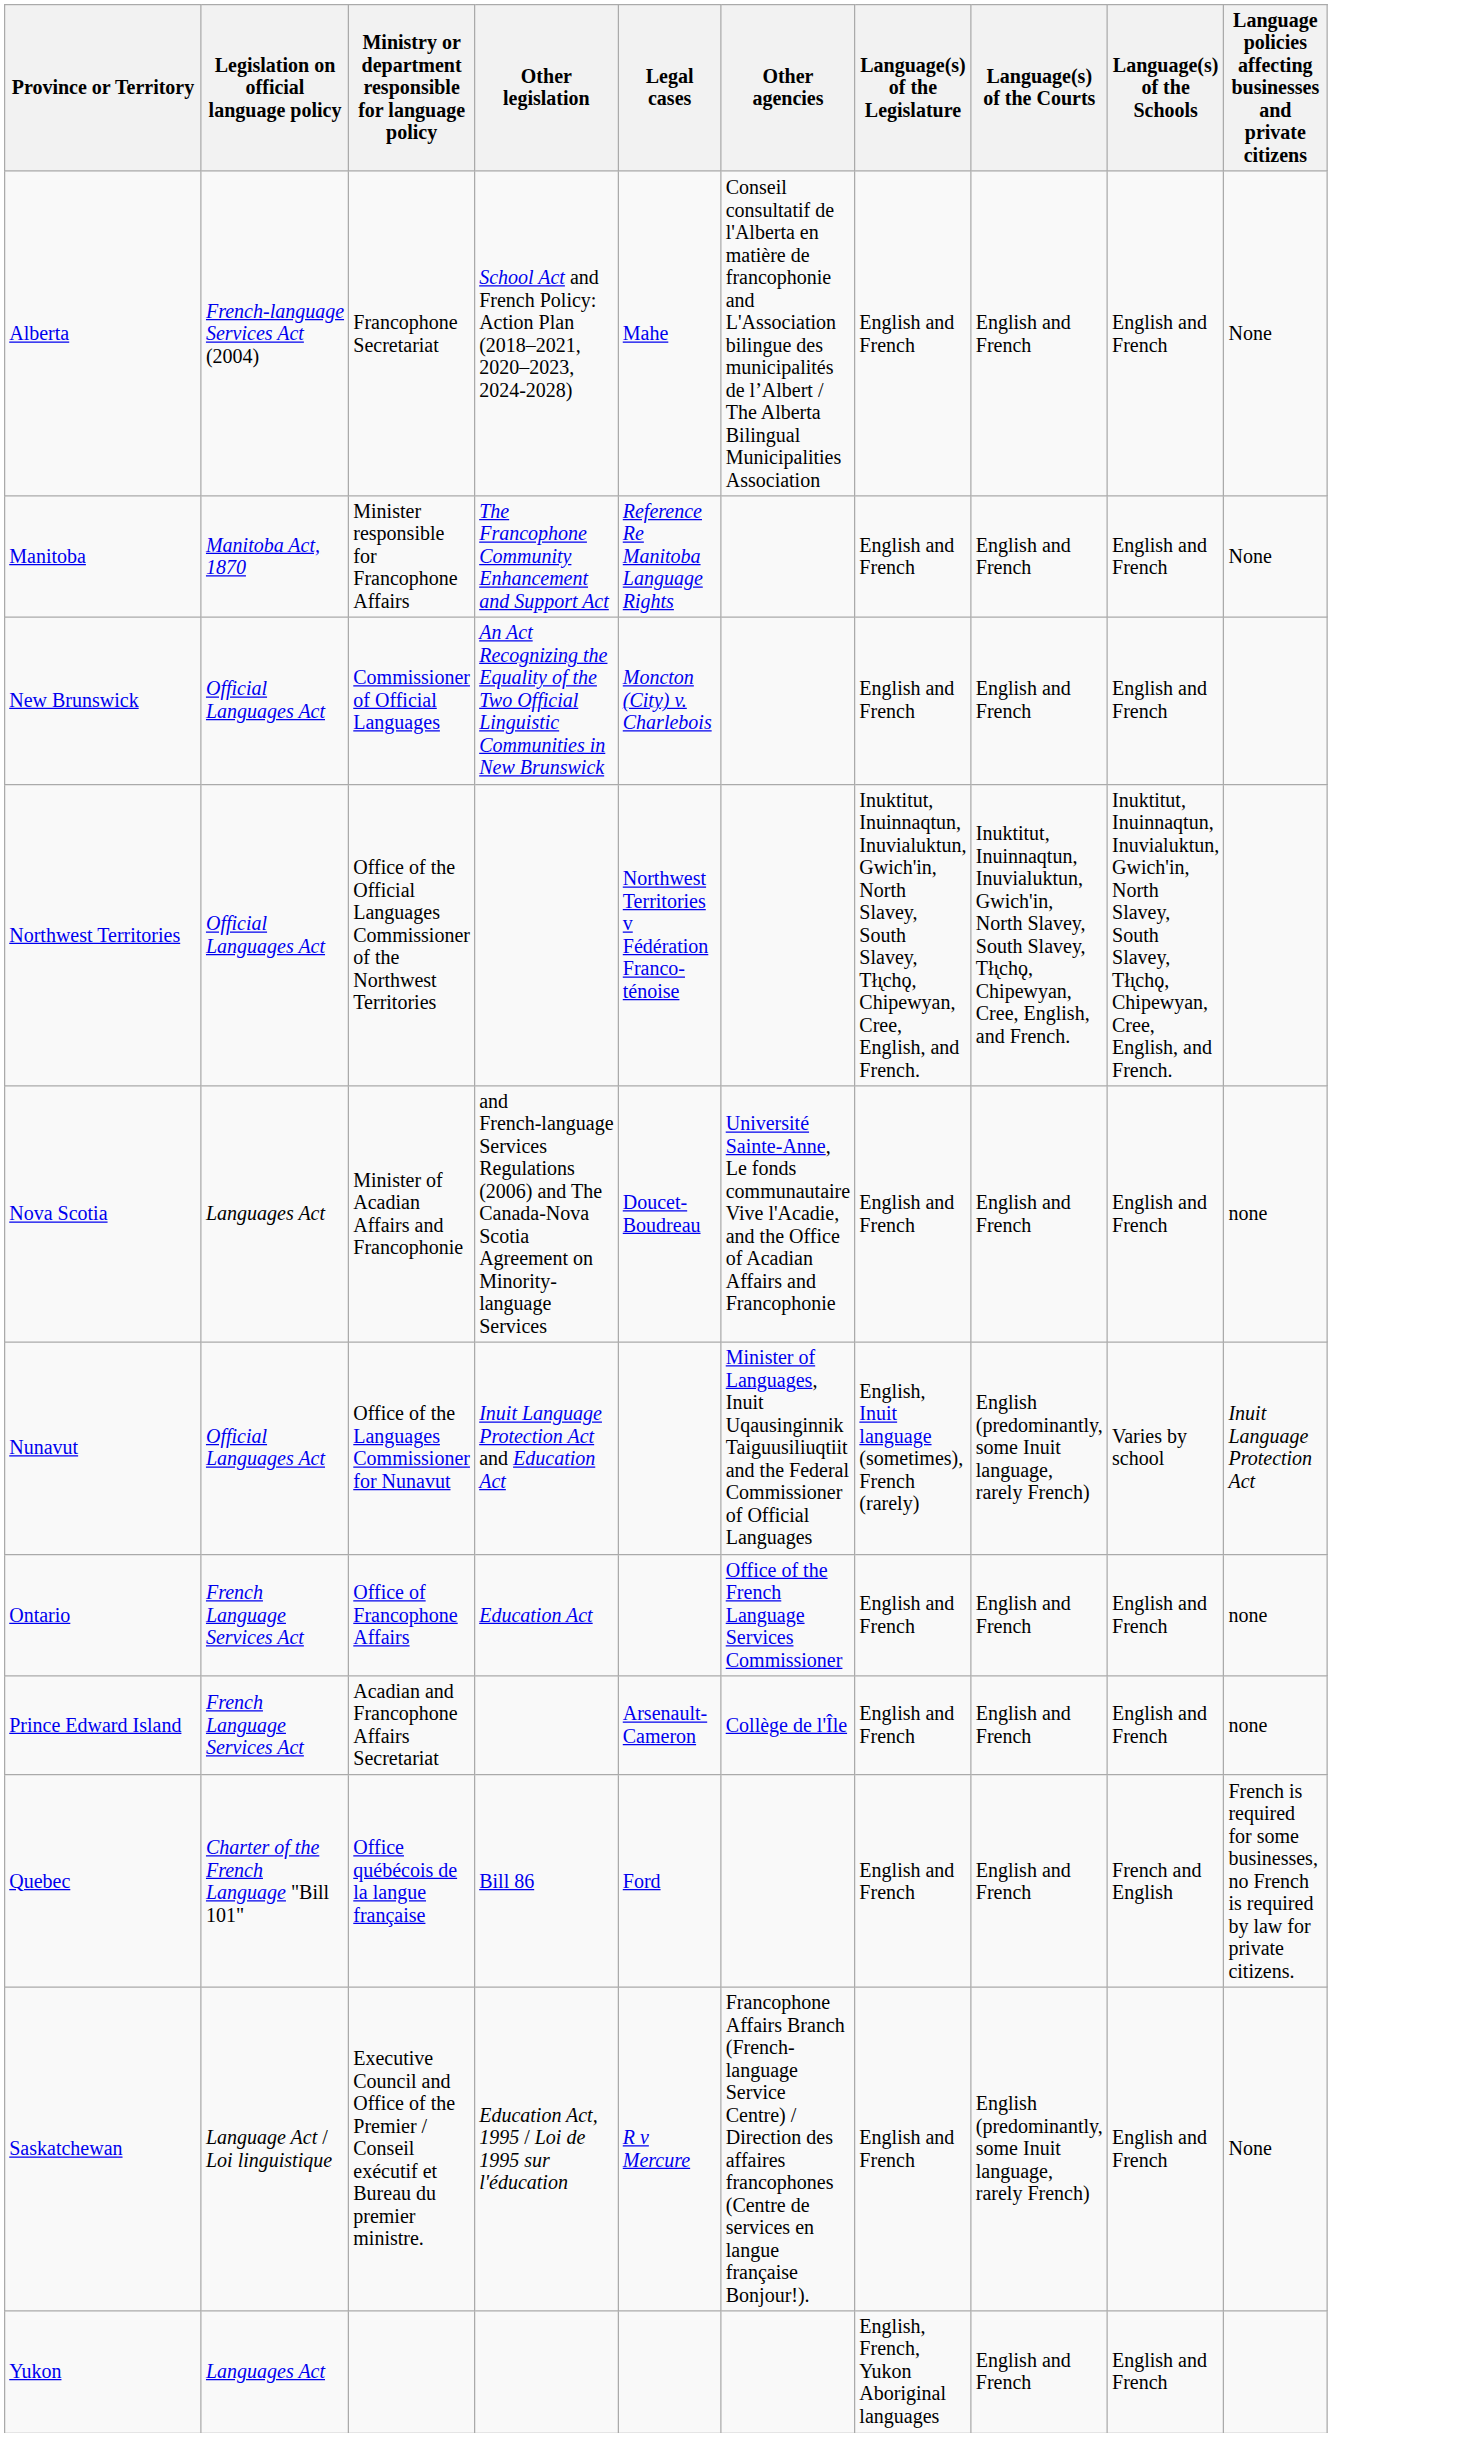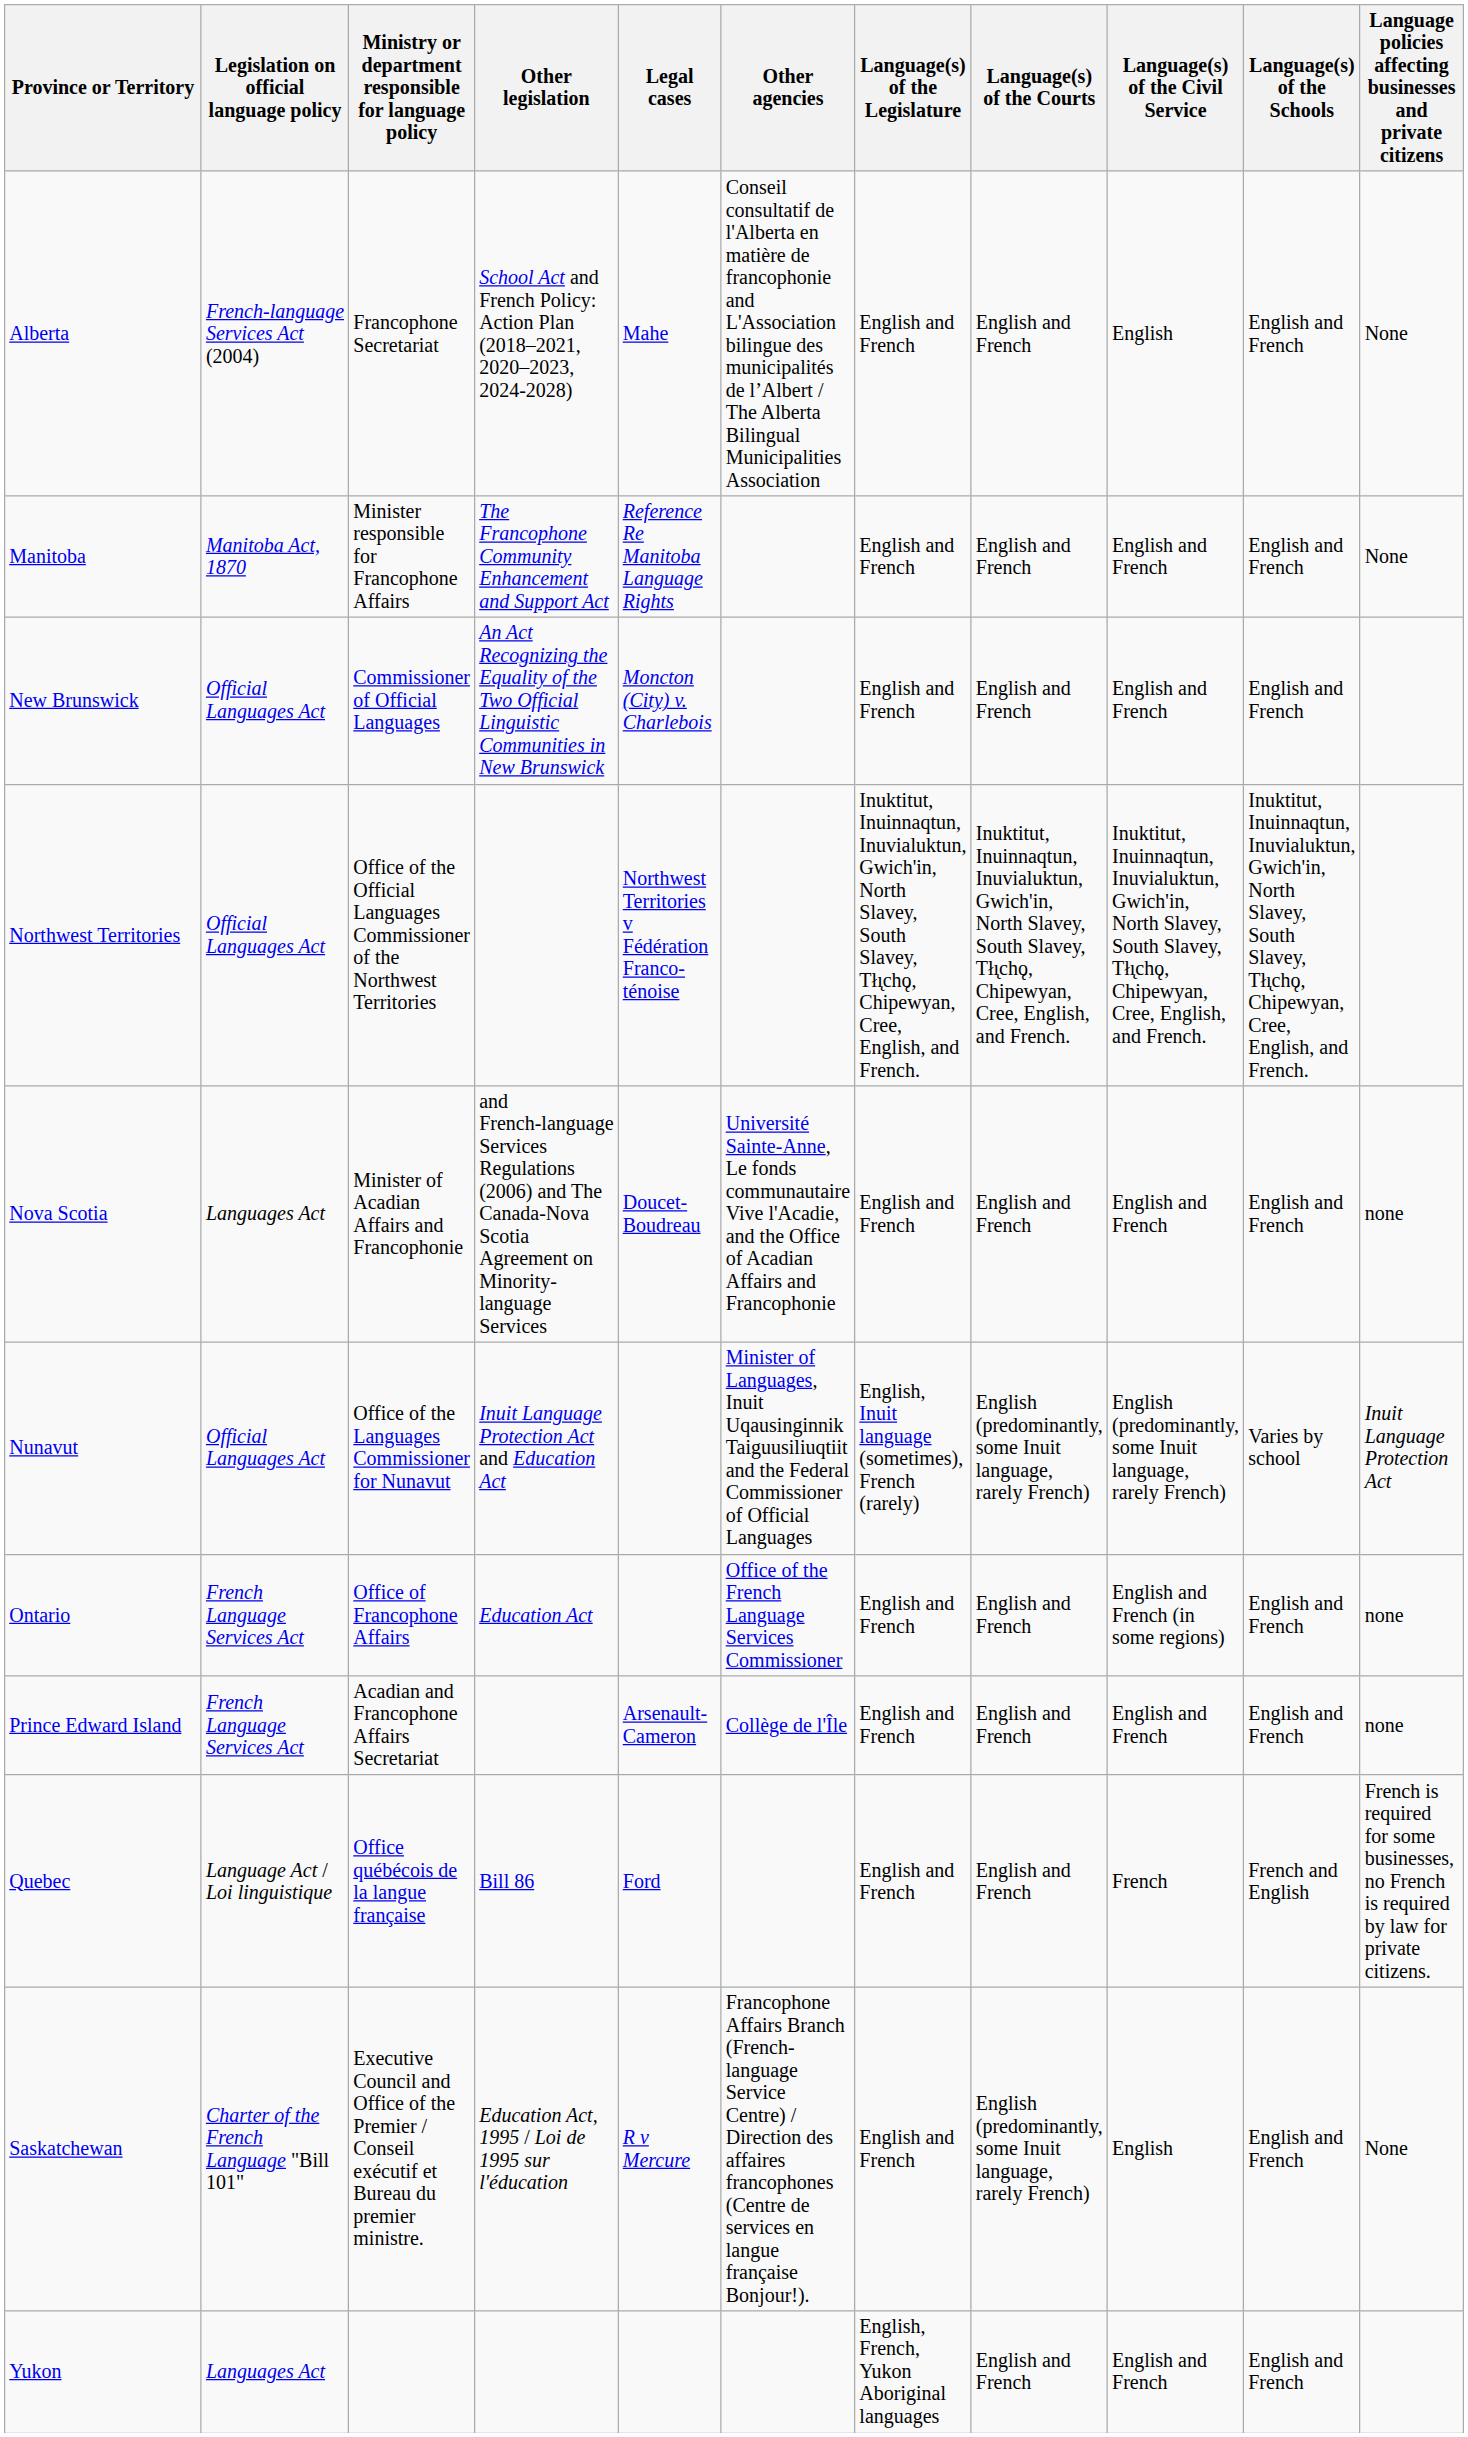+ column: (1176, 87)
(268, 1880) Charter of the French Language "Bill 101" -> (269, 1880) Language Act / Loi linguistique
(269, 2148) Language Act / Loi linguistique -> (268, 2148) Charter of the French Language "Bill 101"
